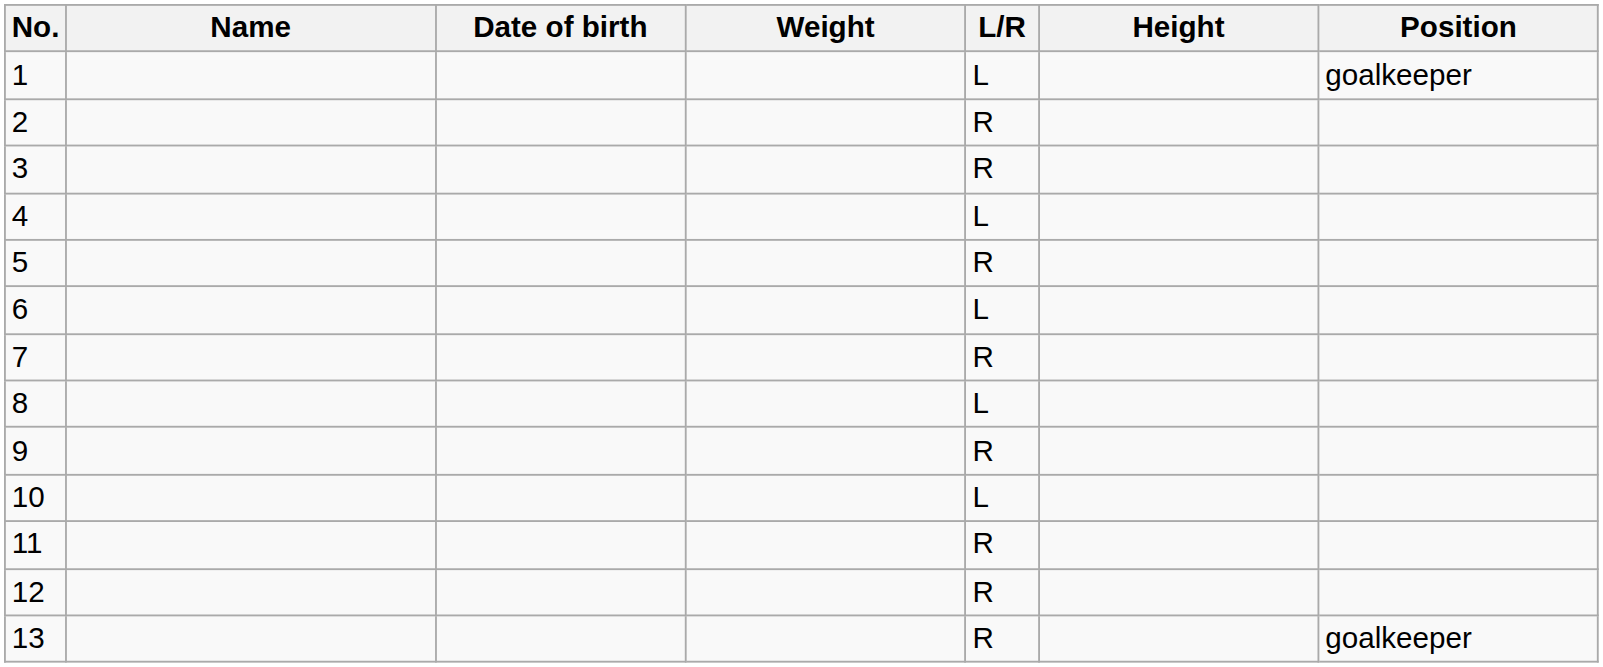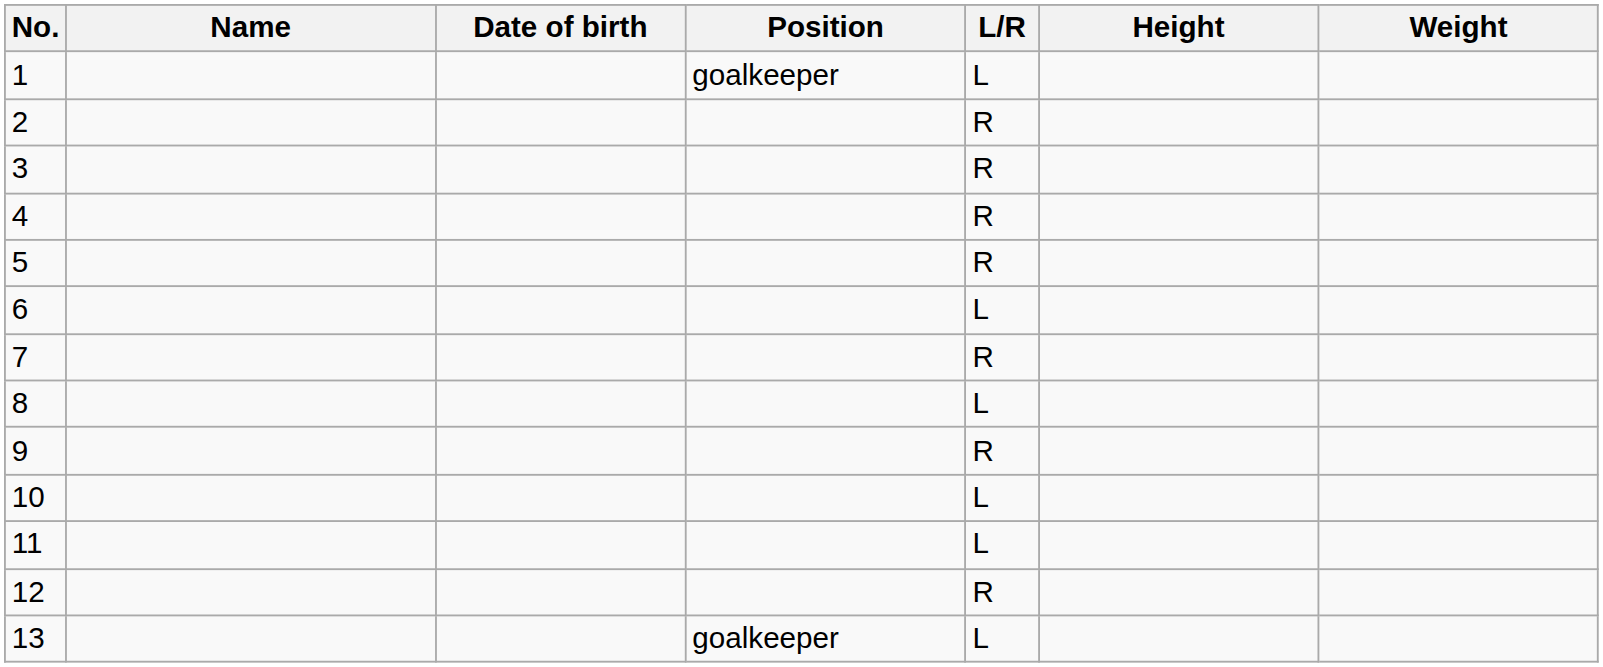columns swapped: (1458, 27) <-> (826, 27)
(981, 215) L -> (983, 215) R
(983, 544) R -> (981, 544) L
(983, 638) R -> (981, 638) L
